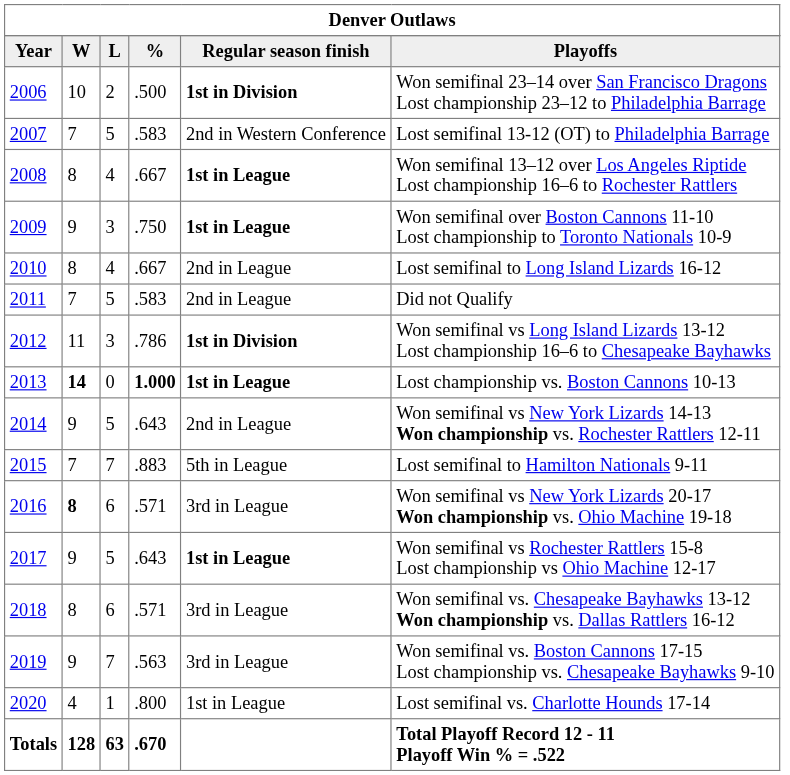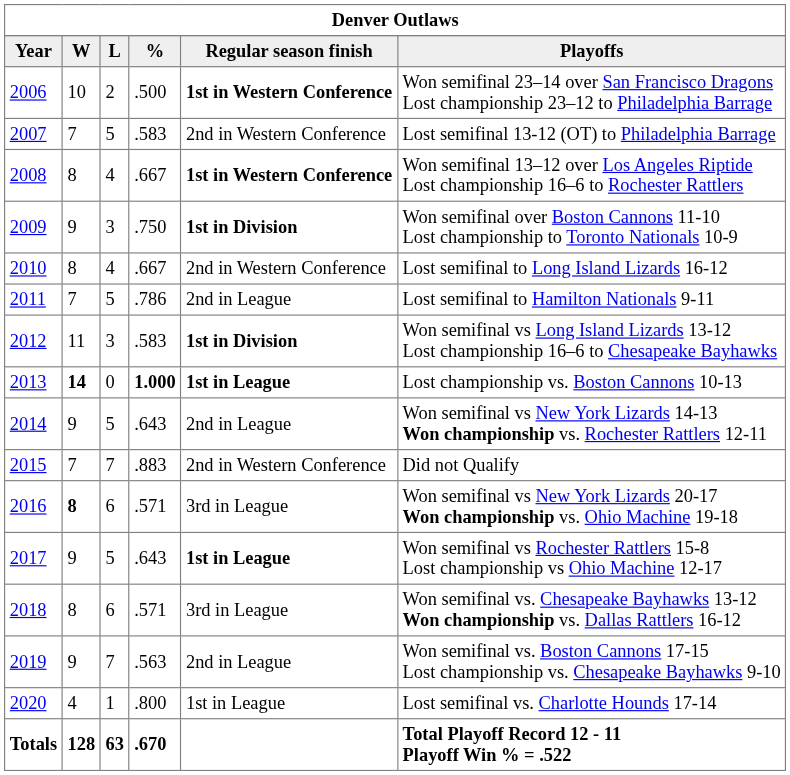(242, 92) 1st in Division -> (289, 92) 1st in Western Conference
(238, 175) 1st in League -> (289, 175) 1st in Western Conference
(238, 227) 1st in League -> (242, 227) 1st in Division
(239, 268) 2nd in League -> (286, 268) 2nd in Western Conference
(150, 299) .583 -> (150, 299) .786
(455, 299) Did not Qualify -> (558, 299) Lost semifinal to Hamilton Nationals 9-11
(150, 340) .786 -> (150, 340) .583
(237, 465) 5th in League -> (286, 465) 2nd in Western Conference
(552, 465) Lost semifinal to Hamilton Nationals 9-11 -> (461, 465) Did not Qualify
(237, 661) 3rd in League -> (239, 661) 2nd in League
